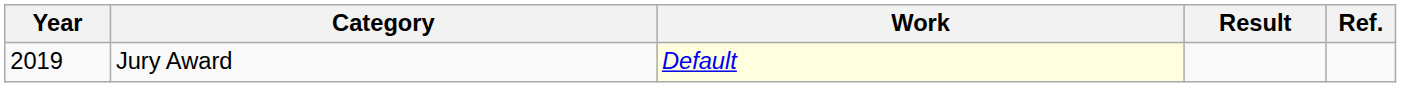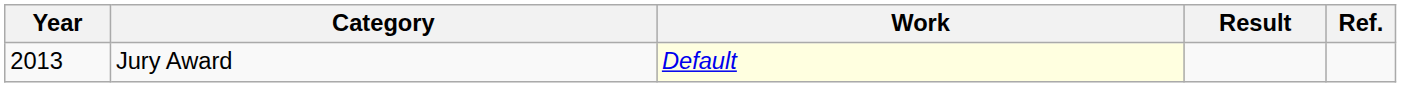(37, 61) 2019 -> (37, 61) 2013
